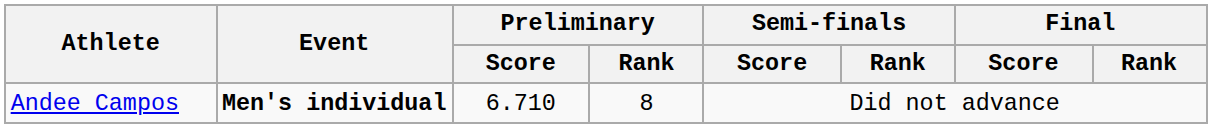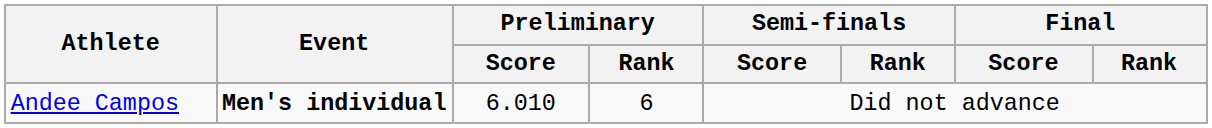(521, 103) 6.710 -> (521, 103) 6.010
(646, 103) 8 -> (646, 103) 6
